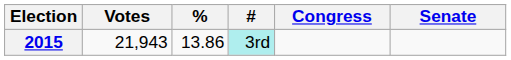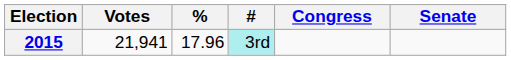(141, 42) 21,943 -> (141, 42) 21,941
(203, 42) 13.86 -> (203, 42) 17.96
